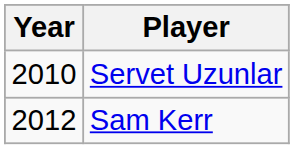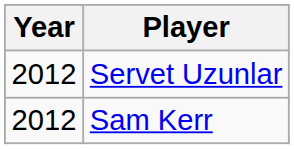(44, 73) 2010 -> (44, 73) 2012
